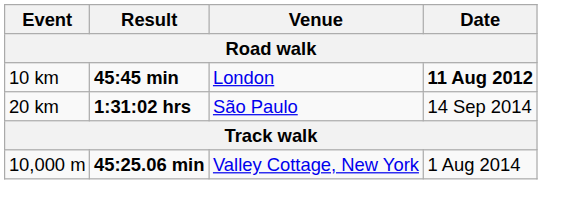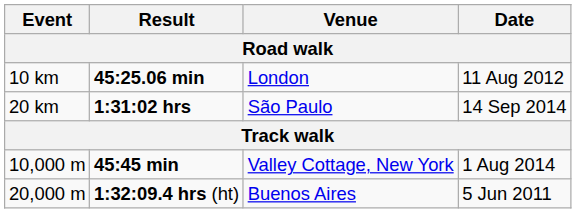(136, 78) 45:45 min -> (149, 78) 45:25.06 min
(480, 78) bold -> (513, 78) normal
(149, 165) 45:25.06 min -> (136, 165) 45:45 min
+ row: (47, 194)
